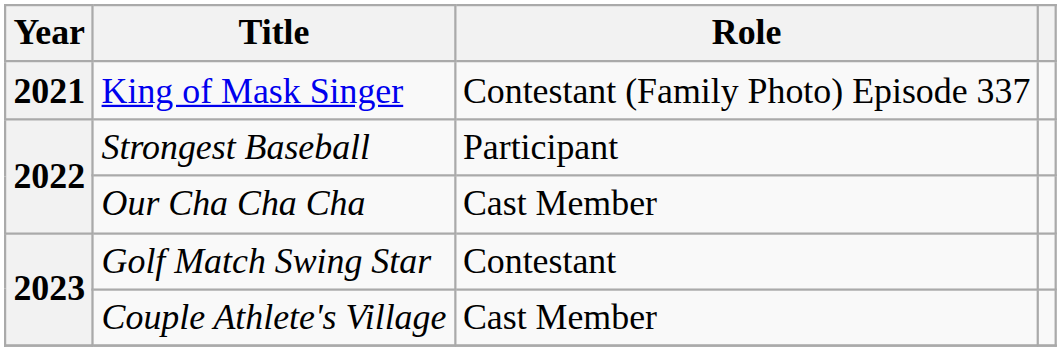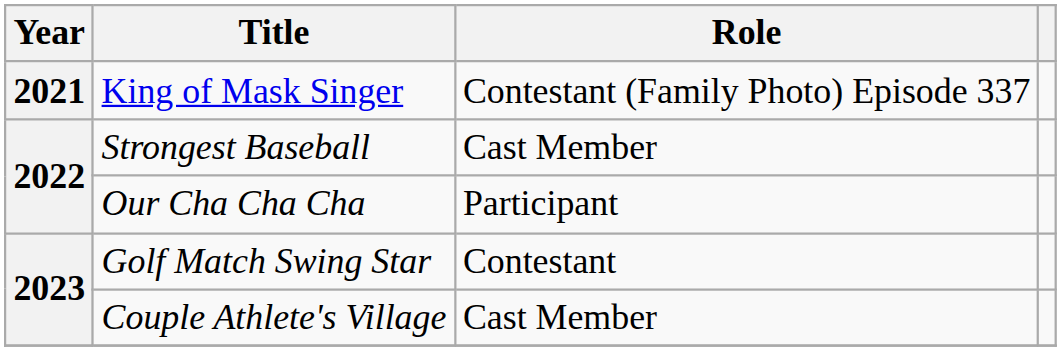(541, 146) Participant -> (560, 146) Cast Member
(560, 203) Cast Member -> (541, 203) Participant
